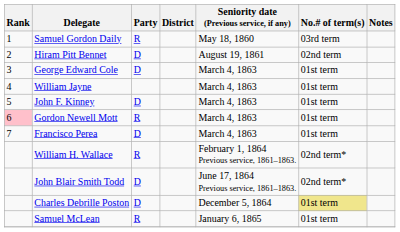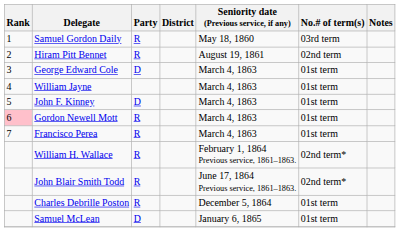(137, 54) D -> (137, 54) R
(137, 133) D -> (137, 133) R
(137, 181) D -> (137, 181) R
(137, 203) D -> (137, 203) R
(319, 203) khaki background -> (319, 203) no background
(137, 218) R -> (137, 218) D
